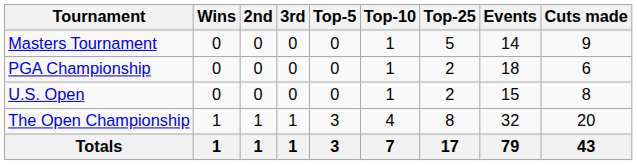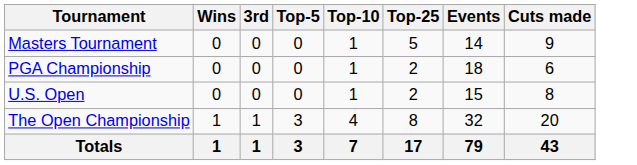- column: (258, 17)
